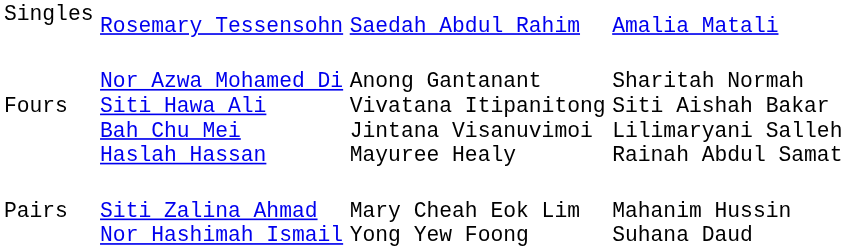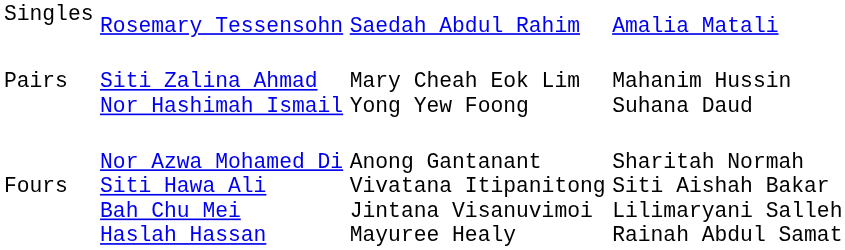rows swapped: (36, 211) <-> (36, 106)
